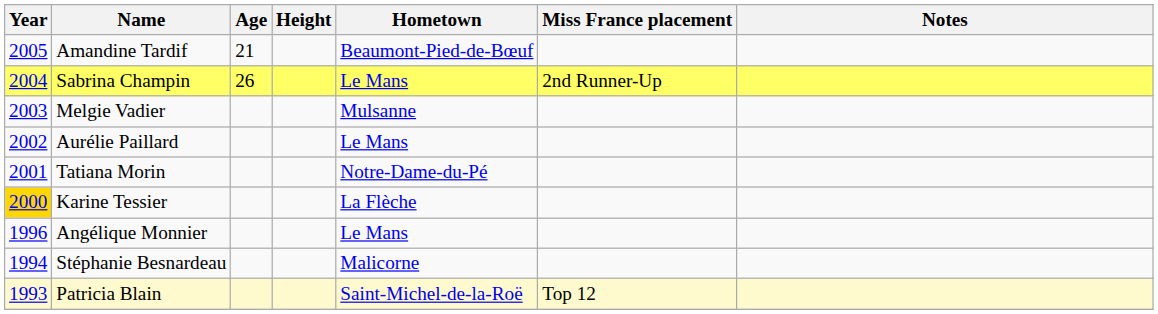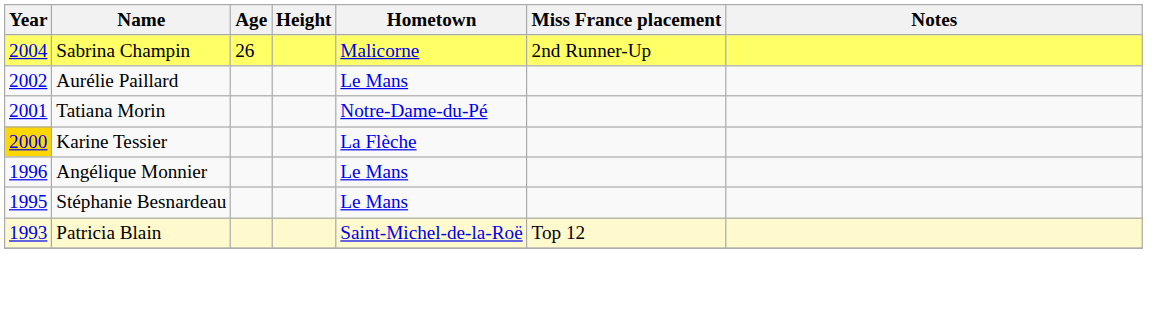- row: (122, 50)
(374, 80) Le Mans -> (380, 50) Malicorne
- row: (111, 111)
(28, 263) 1994 -> (28, 202) 1995
(380, 263) Malicorne -> (374, 202) Le Mans
